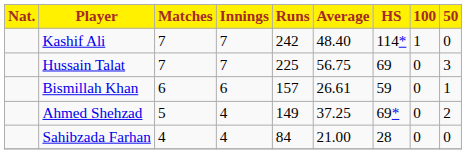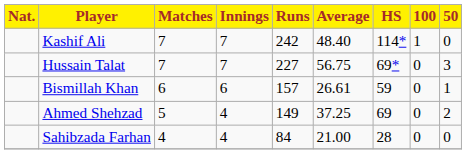(287, 64) 225 -> (287, 64) 227
(384, 64) 69 -> (388, 64) 69*
(388, 112) 69* -> (384, 112) 69
